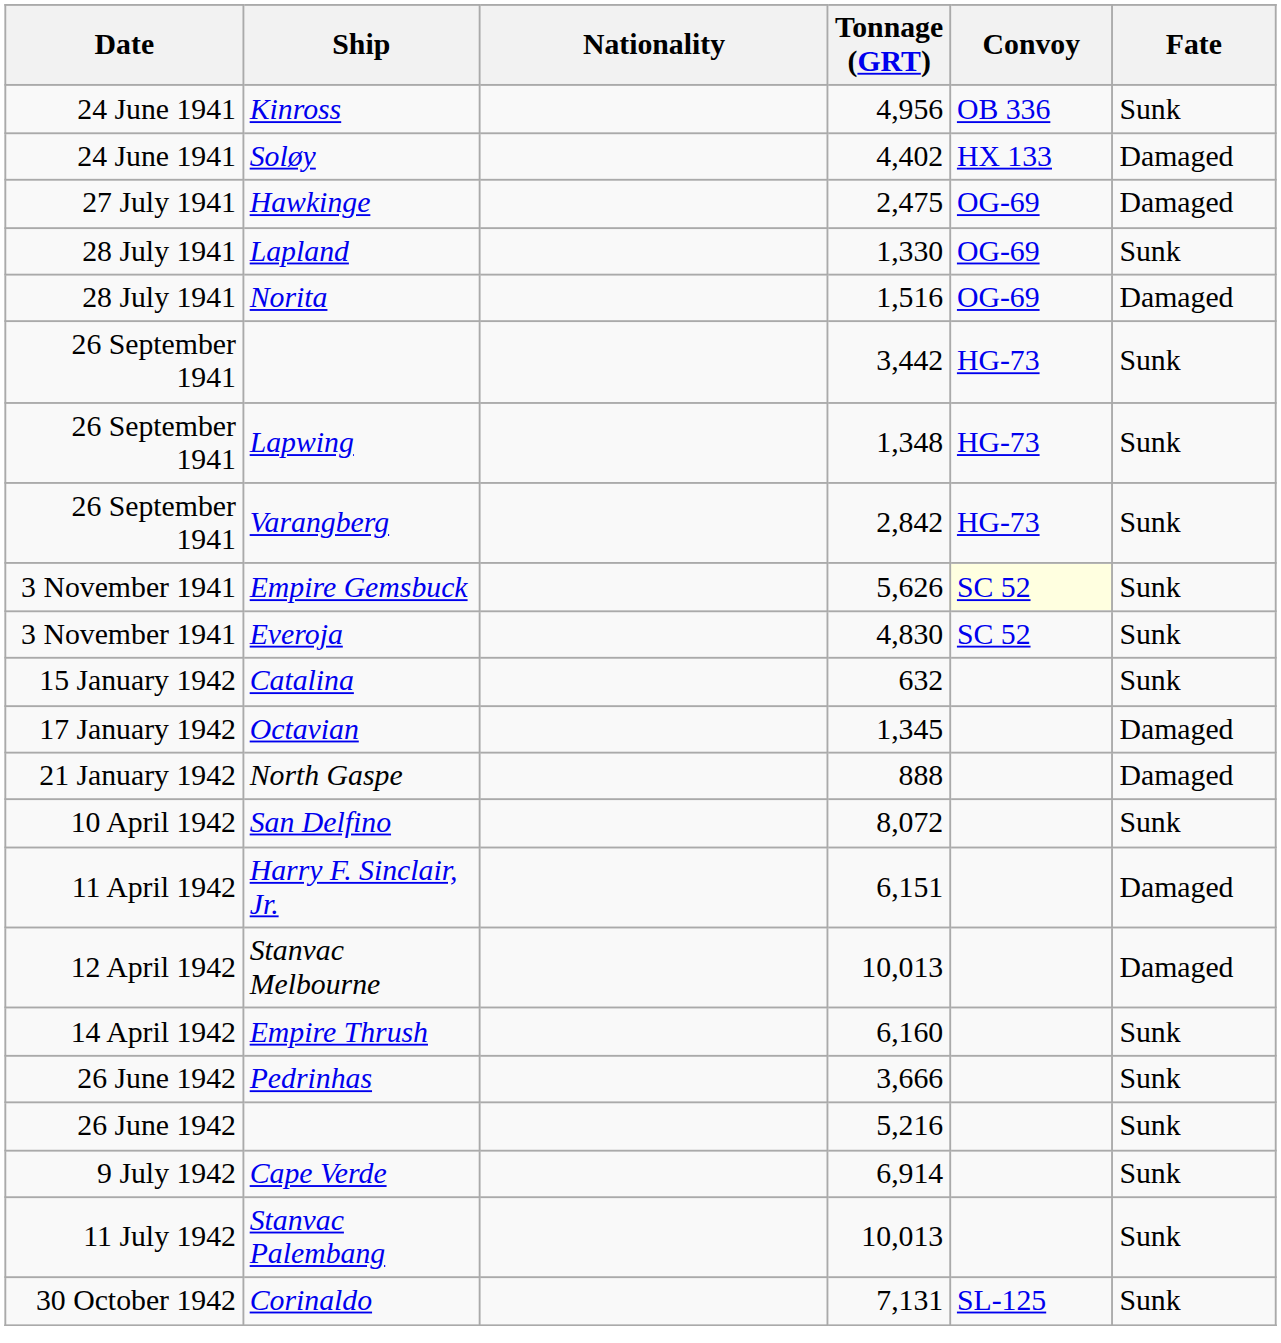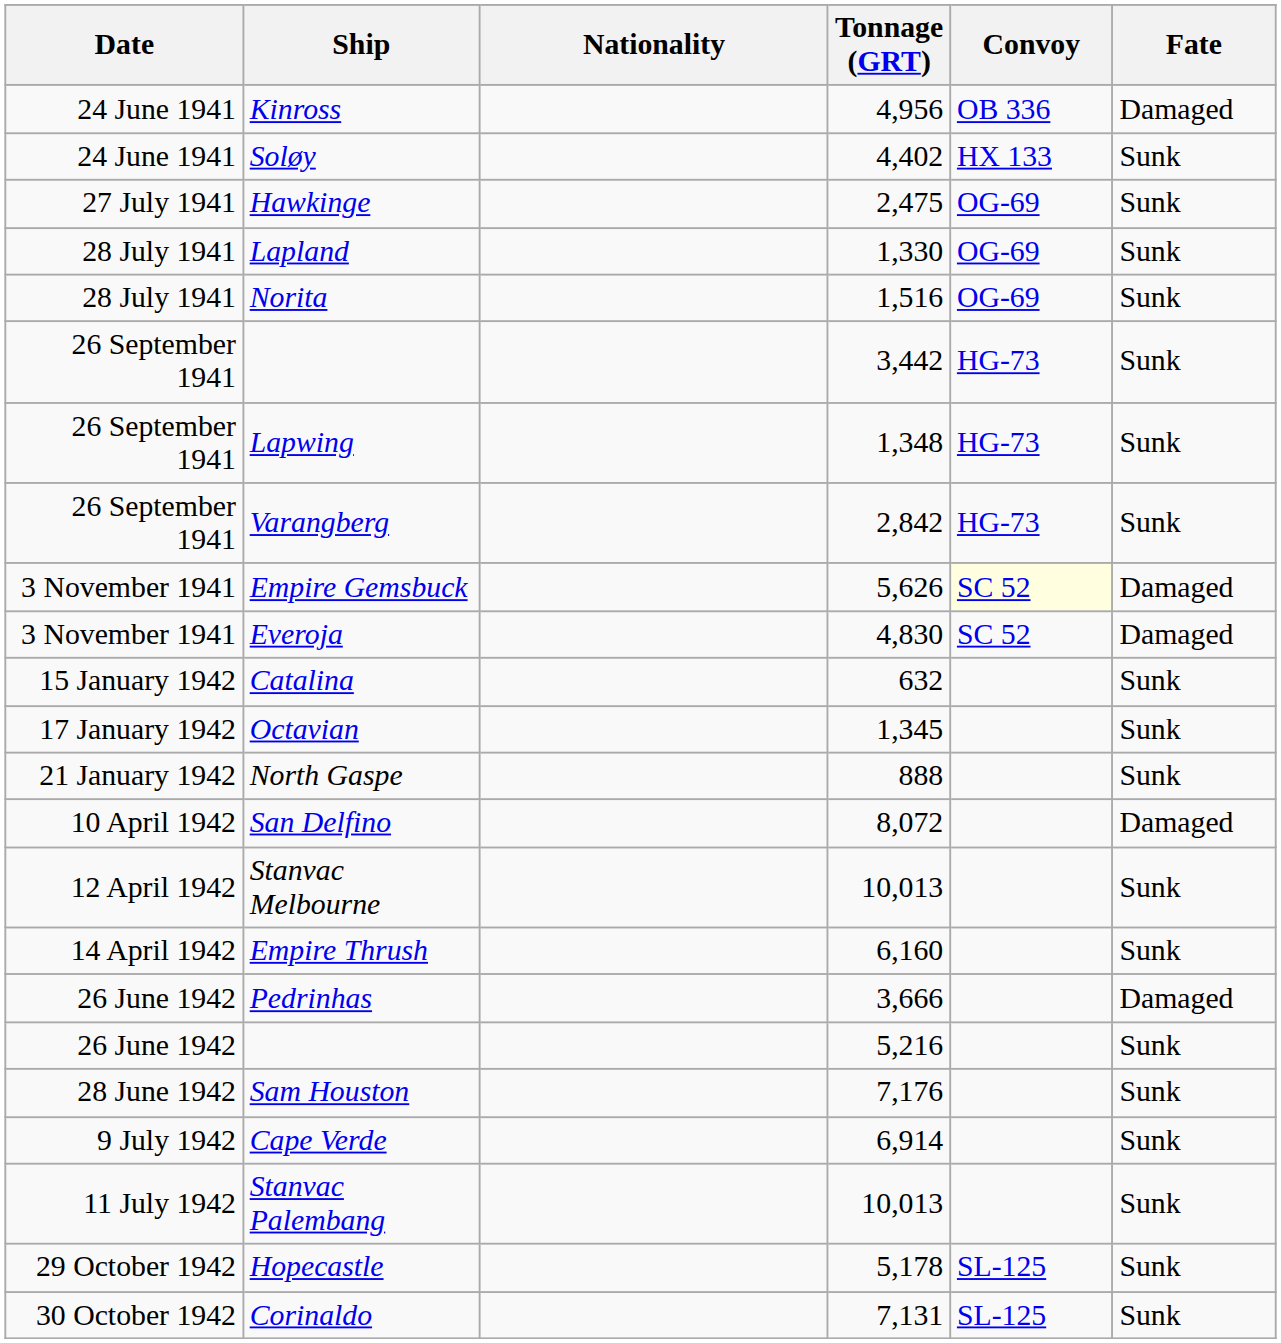(1150, 108) Sunk -> (1176, 108) Damaged
(1176, 155) Damaged -> (1150, 155) Sunk
(1176, 203) Damaged -> (1150, 203) Sunk
(1176, 297) Damaged -> (1150, 297) Sunk
(1150, 586) Sunk -> (1176, 586) Damaged
(1150, 633) Sunk -> (1176, 633) Damaged
(1176, 728) Damaged -> (1150, 728) Sunk
(1176, 775) Damaged -> (1150, 775) Sunk
(1150, 822) Sunk -> (1176, 822) Damaged
- row: (354, 886)
(1176, 967) Damaged -> (1150, 886) Sunk
(1150, 1078) Sunk -> (1176, 997) Damaged
+ row: (329, 1092)
+ row: (317, 1267)
